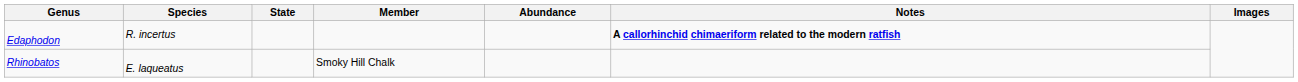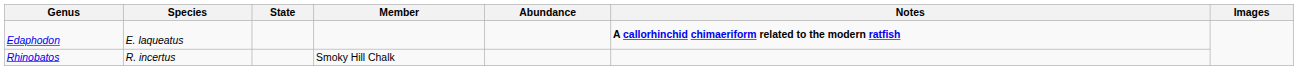(151, 35) R. incertus -> (155, 40) E. laqueatus
(155, 69) E. laqueatus -> (151, 57) R. incertus
